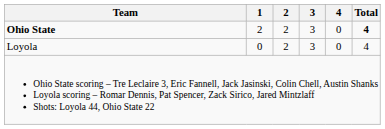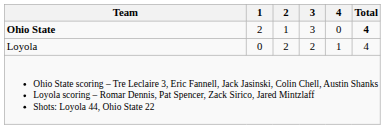(286, 30) 2 -> (286, 30) 1
(312, 47) 3 -> (312, 47) 2
(339, 47) 0 -> (339, 47) 1
